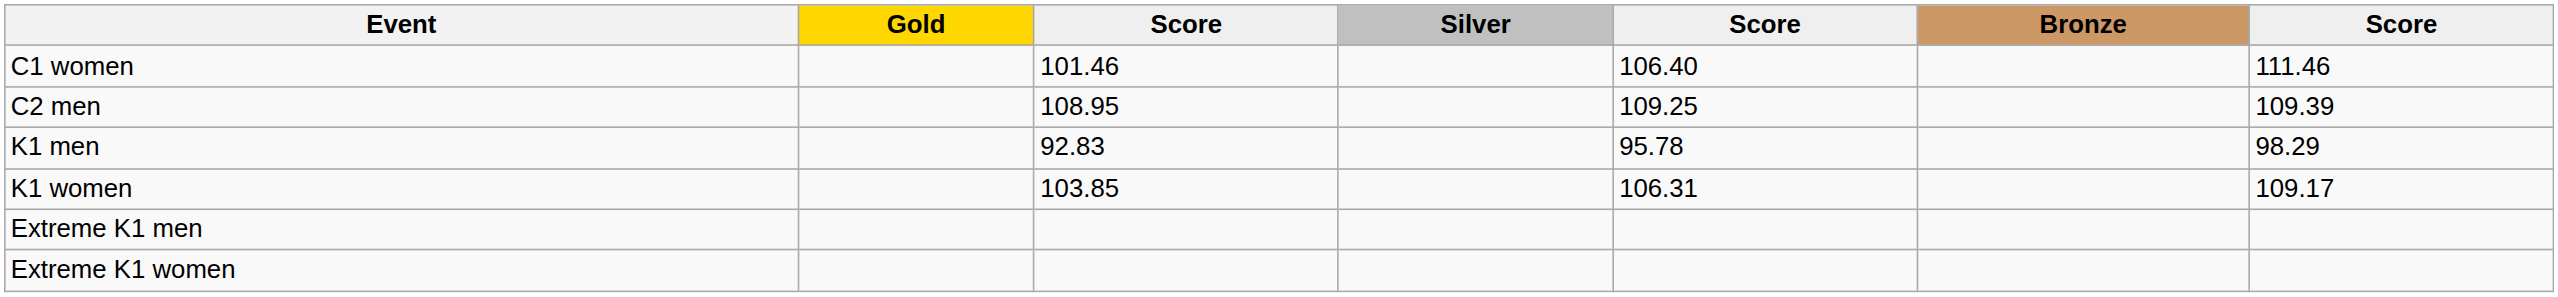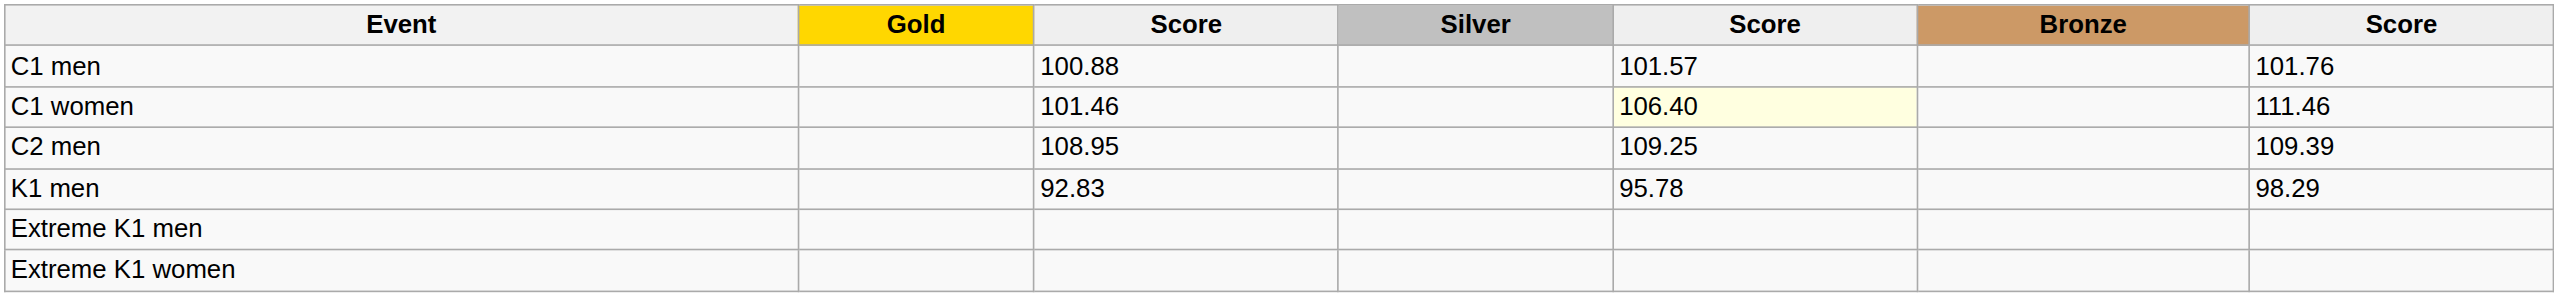+ row: (56, 65)
(1659, 65) no background -> (1659, 106) lightyellow background
- row: (72, 188)
